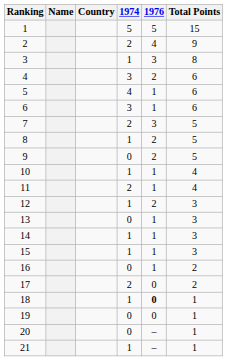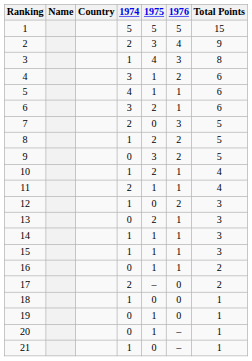+ column: (154, 12)
(154, 300) bold -> (179, 300) normal
